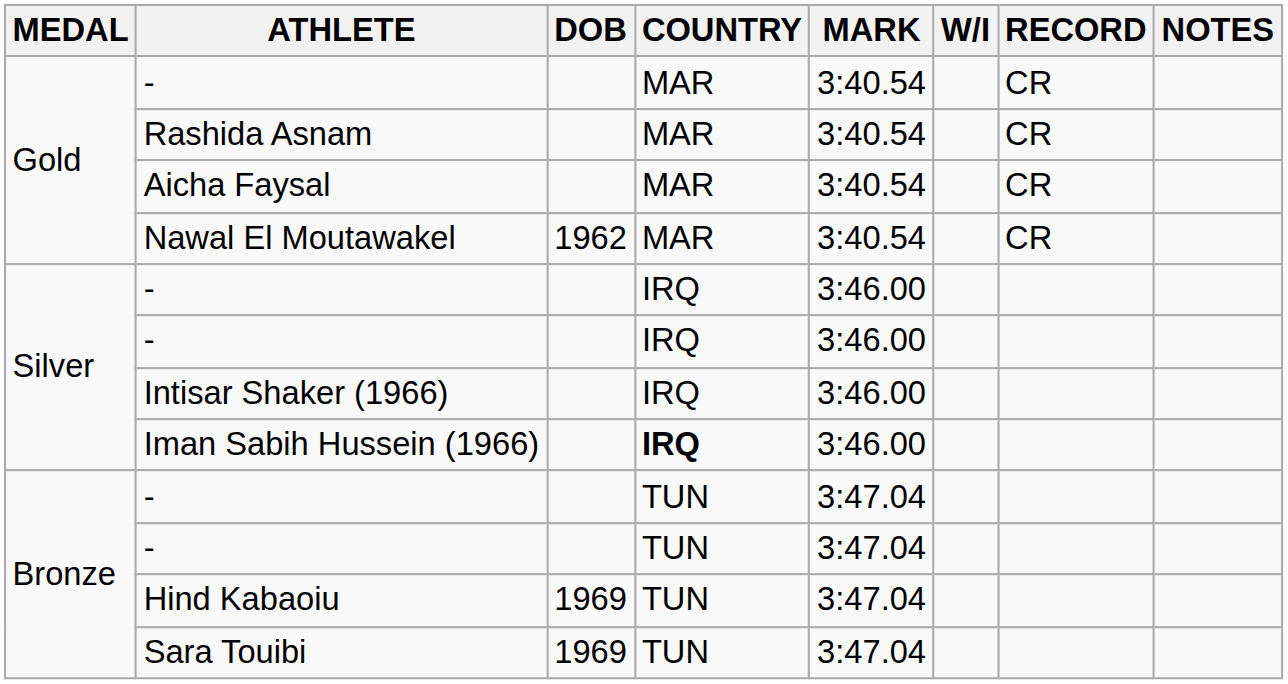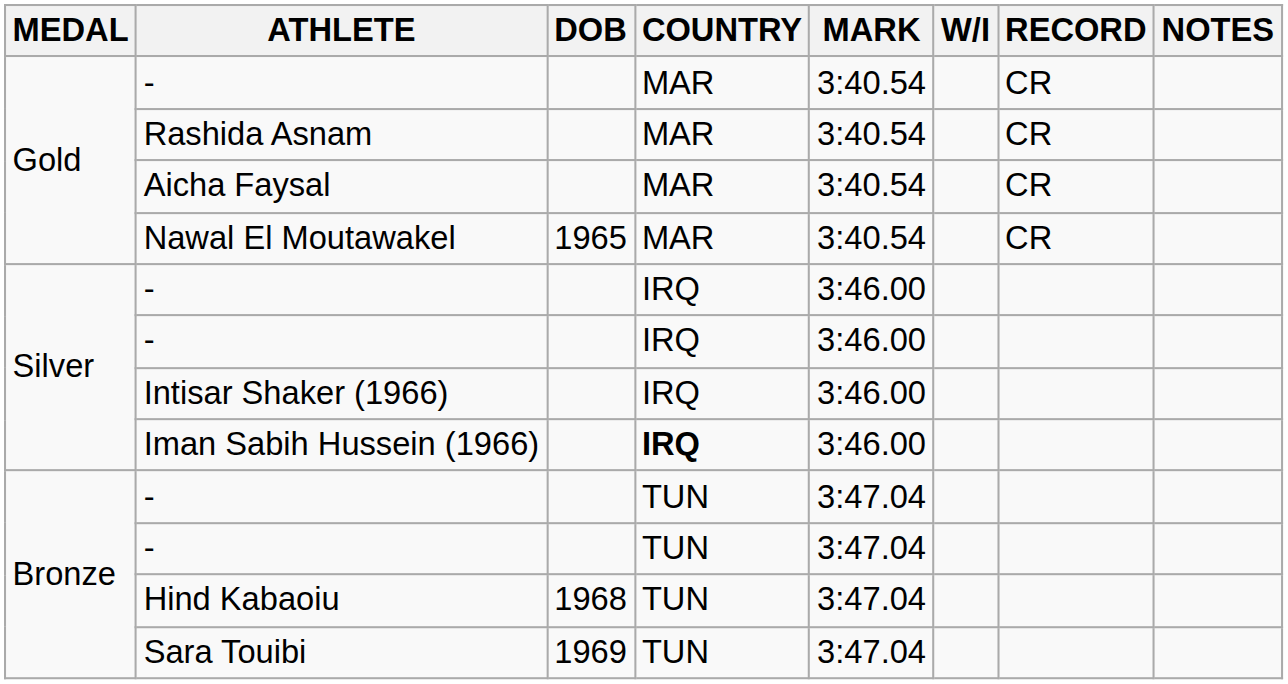(591, 237) 1962 -> (591, 237) 1965
(591, 599) 1969 -> (591, 599) 1968
